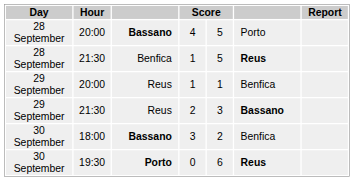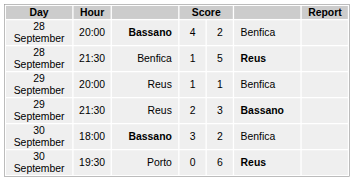(220, 32) 5 -> (220, 32) 2
(250, 32) Porto -> (255, 32) Benfica
(161, 162) bold -> (162, 162) normal
